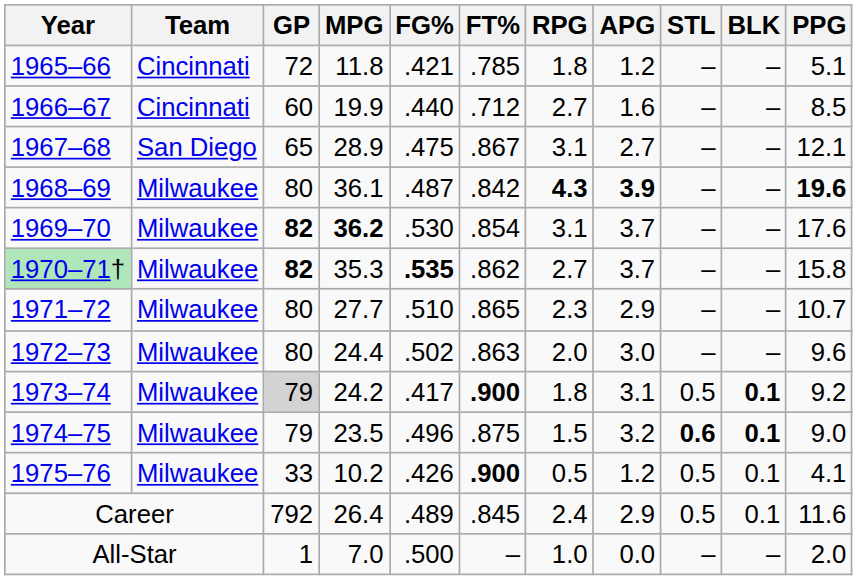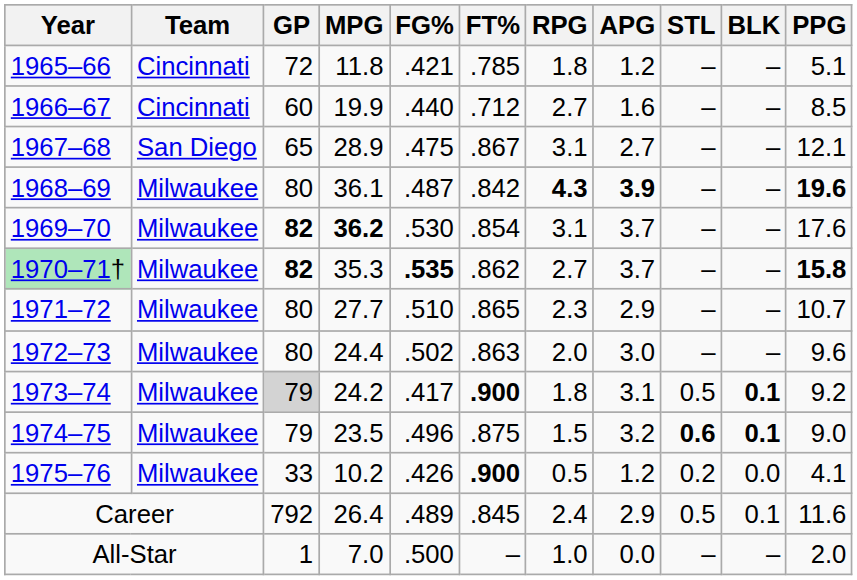(821, 269) normal -> (821, 269) bold
(698, 473) 0.5 -> (698, 473) 0.2
(762, 473) 0.1 -> (762, 473) 0.0
